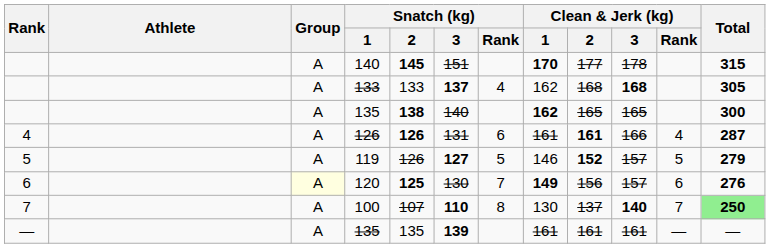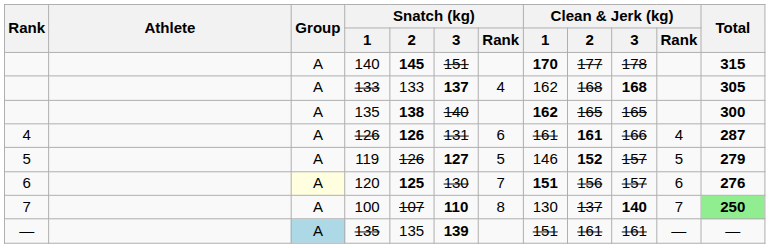(545, 183) 149 -> (545, 183) 151
(318, 231) no background -> (318, 231) lightblue background
(545, 231) 161 -> (545, 231) 151
